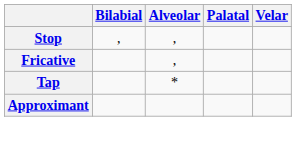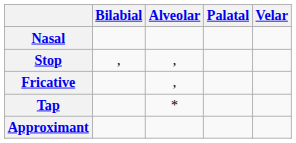+ row: (48, 37)
